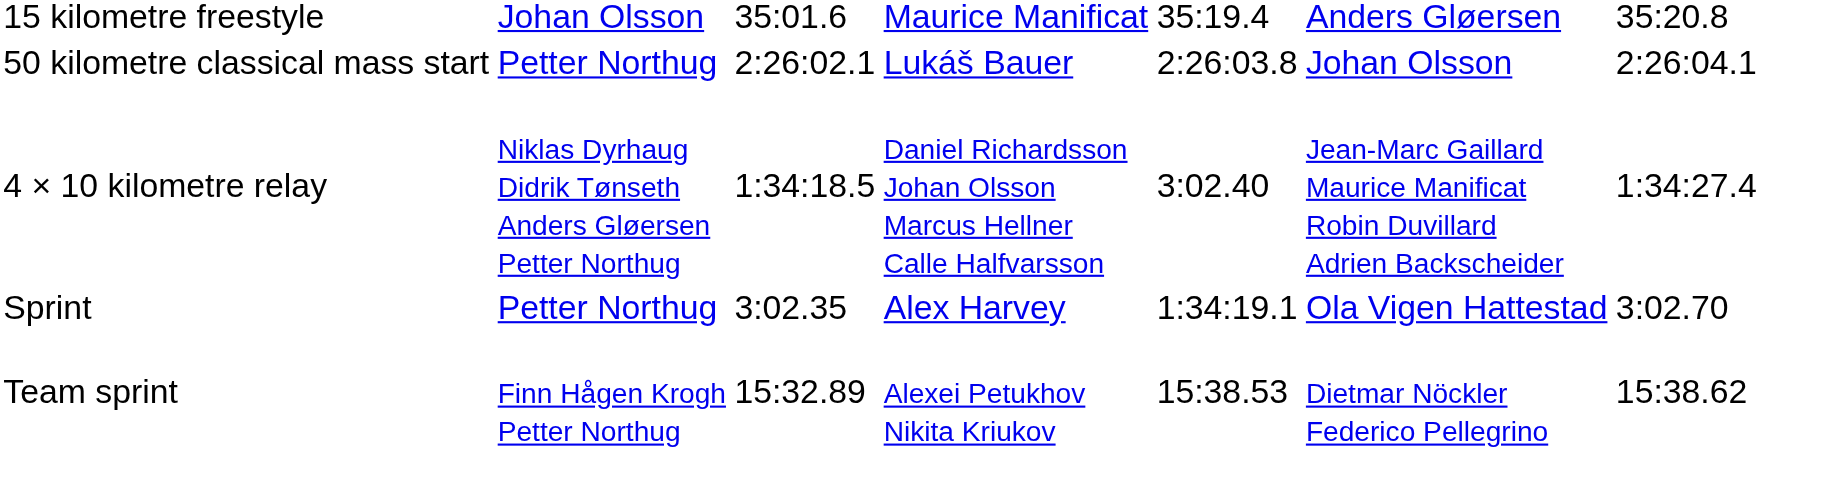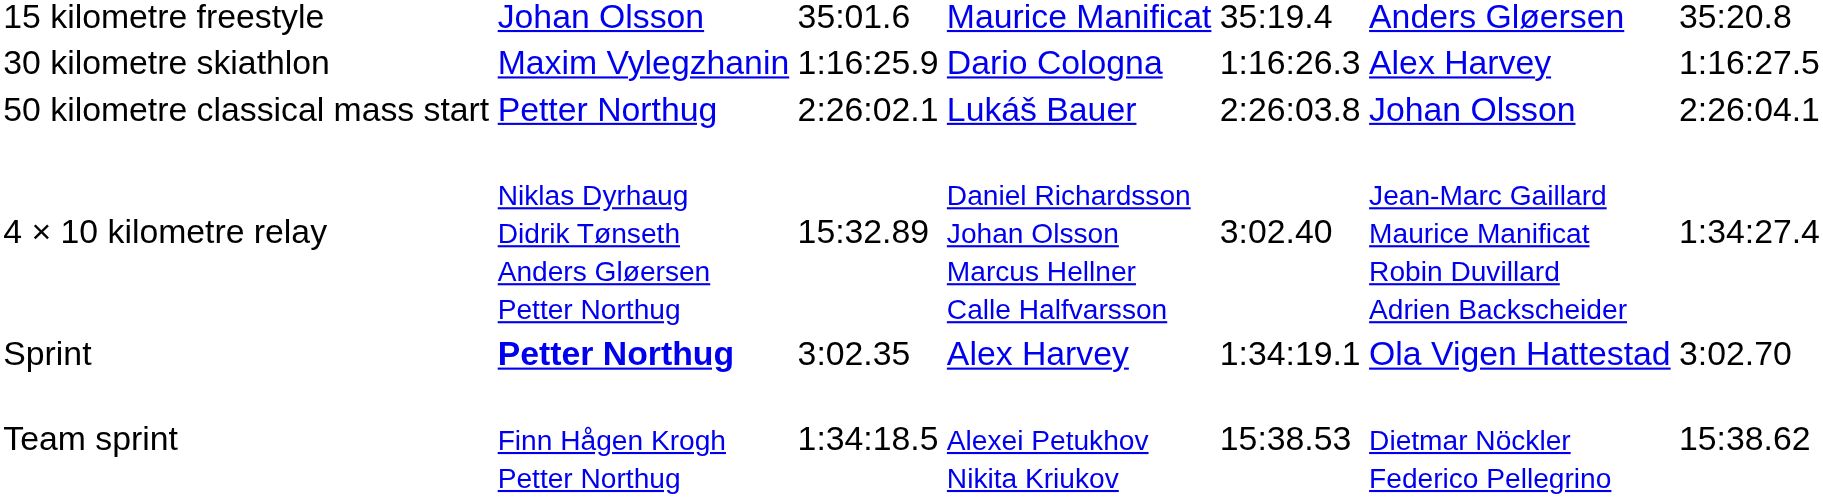+ row: (167, 63)
(805, 185) 1:34:18.5 -> (863, 231) 15:32.89
(607, 307) normal -> (616, 354) bold
(800, 392) 15:32.89 -> (868, 438) 1:34:18.5
